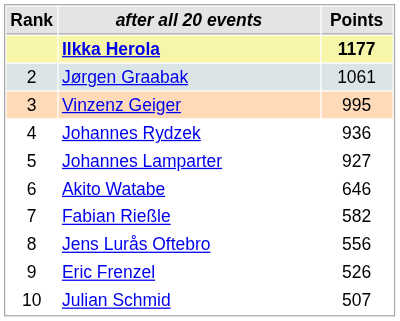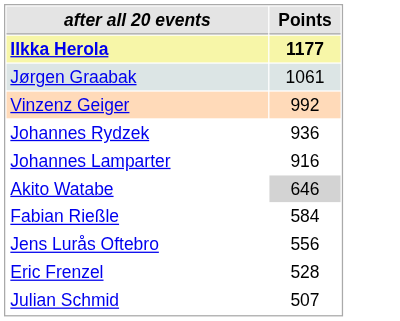- column: (32, 20)
(357, 105) 995 -> (305, 105) 992
(357, 161) 927 -> (305, 161) 916
(357, 189) no background -> (305, 189) lightgrey background
(357, 217) 582 -> (305, 217) 584
(357, 273) 526 -> (305, 273) 528
